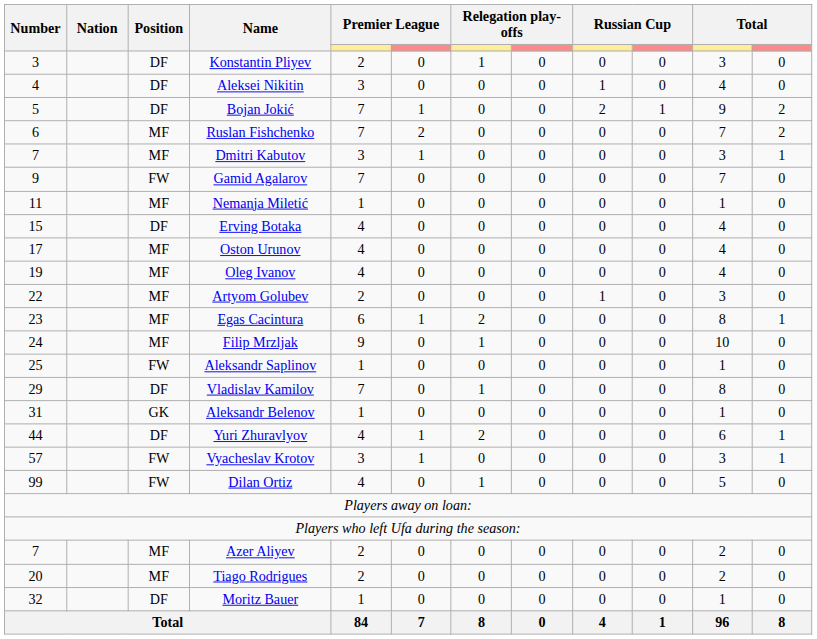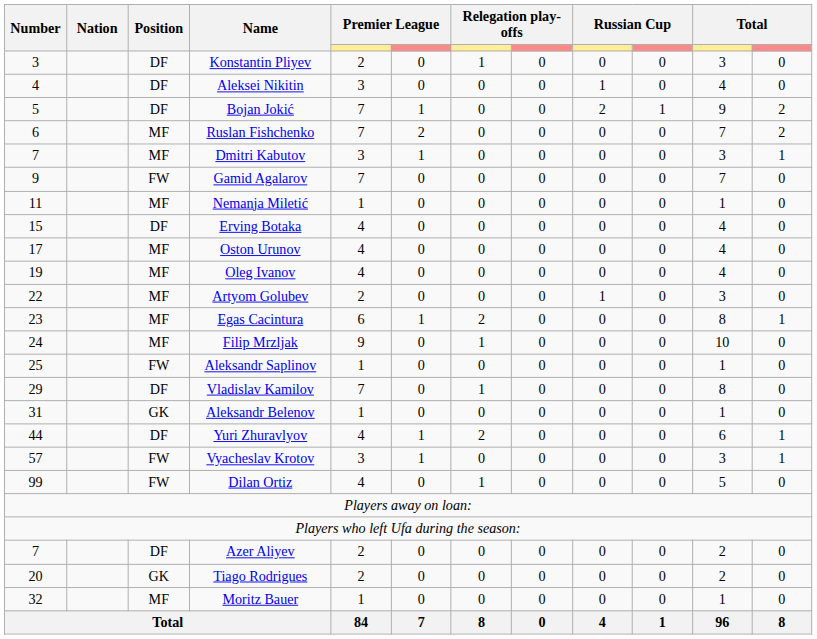(159, 552) MF -> (159, 552) DF
(159, 575) MF -> (159, 575) GK
(159, 599) DF -> (159, 599) MF
